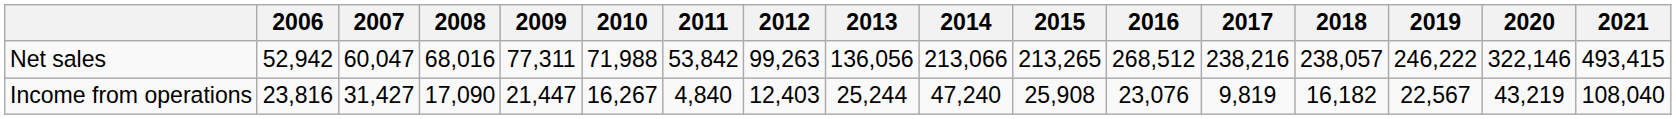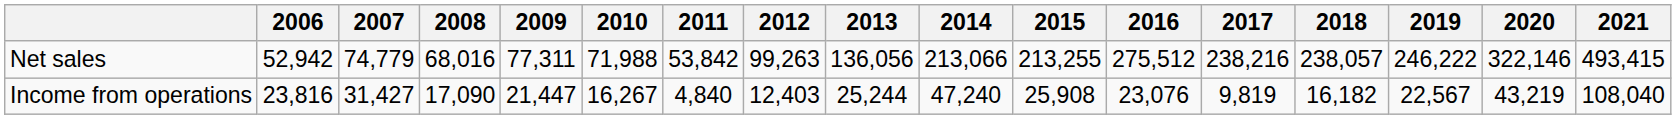(379, 59) 60,047 -> (379, 59) 74,779
(1060, 59) 213,265 -> (1060, 59) 213,255
(1154, 59) 268,512 -> (1154, 59) 275,512
